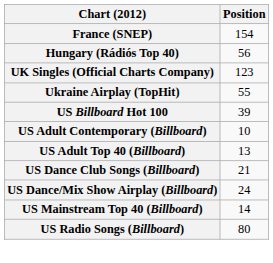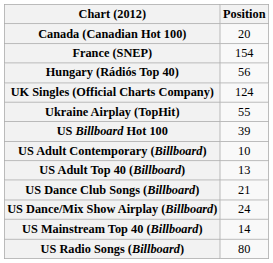+ row: (112, 33)
(244, 72) 123 -> (244, 92) 124
